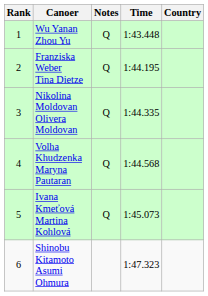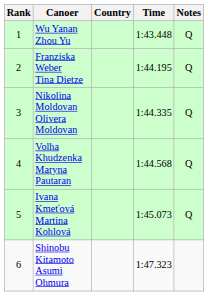columns swapped: (183, 12) <-> (106, 12)
